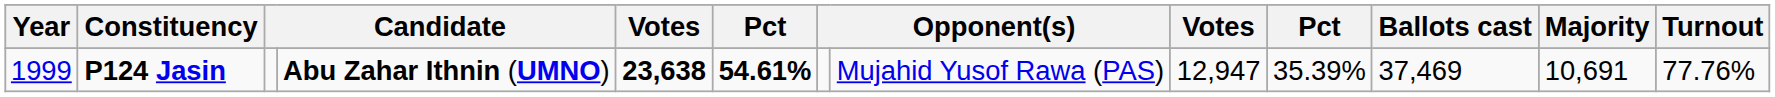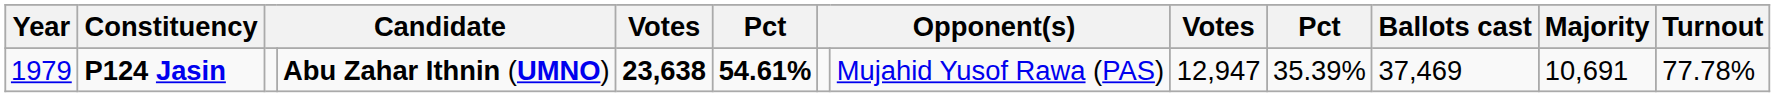(41, 70) 1999 -> (41, 70) 1979
(1709, 70) 77.76% -> (1709, 70) 77.78%
